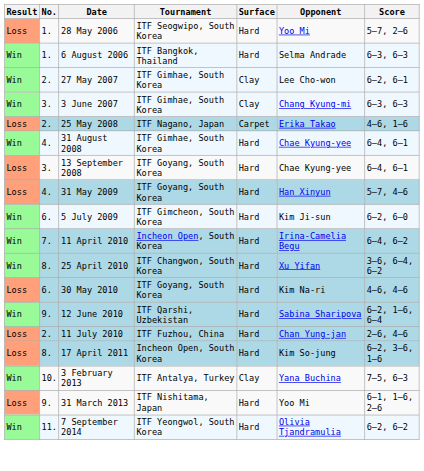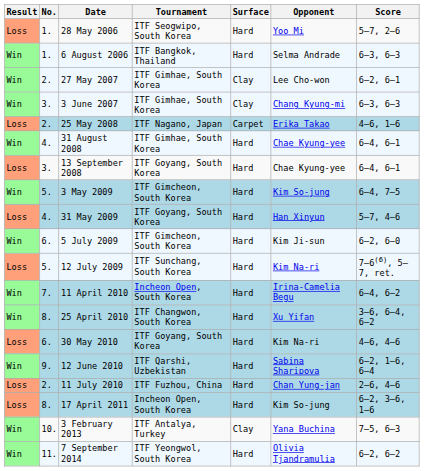+ row: (87, 192)
+ row: (92, 266)
- row: (95, 402)
